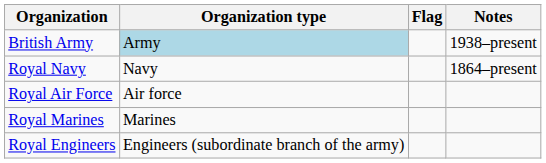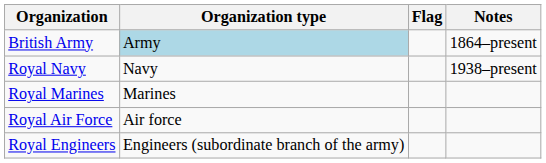(493, 42) 1938–present -> (493, 42) 1864–present
(493, 68) 1864–present -> (493, 68) 1938–present
rows swapped: (60, 94) <-> (56, 119)
